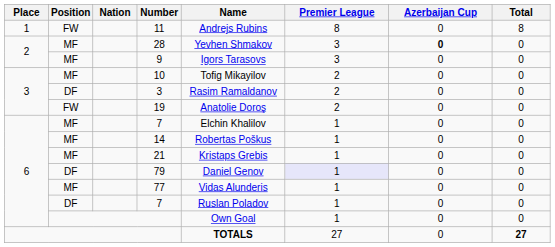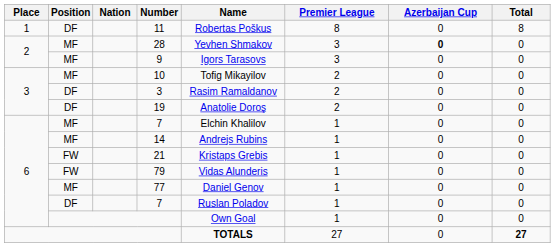(71, 28) FW -> (71, 28) DF
(233, 28) Andrejs Rubins -> (233, 28) Robertas Poškus
(71, 108) FW -> (71, 108) DF
(233, 140) Robertas Poškus -> (233, 140) Andrejs Rubins
(71, 155) MF -> (71, 155) FW
(71, 171) DF -> (71, 171) FW
(233, 171) Daniel Genov -> (233, 171) Vidas Alunderis
(337, 171) lavender background -> (337, 171) no background
(233, 187) Vidas Alunderis -> (233, 187) Daniel Genov
